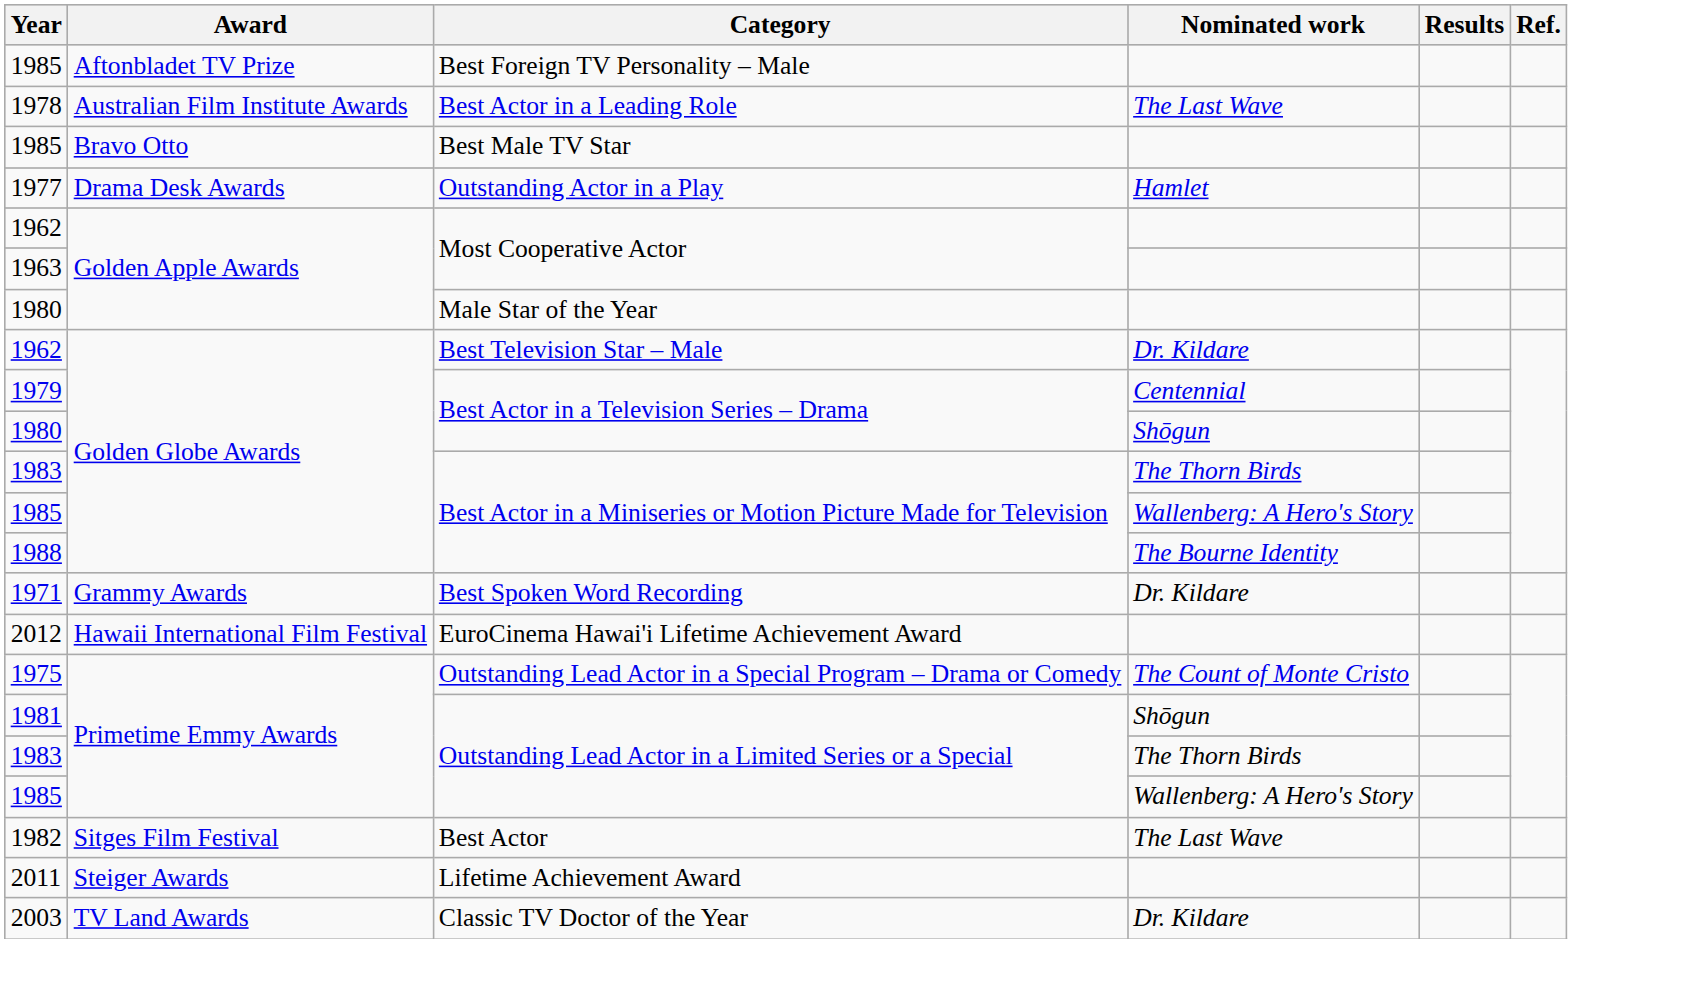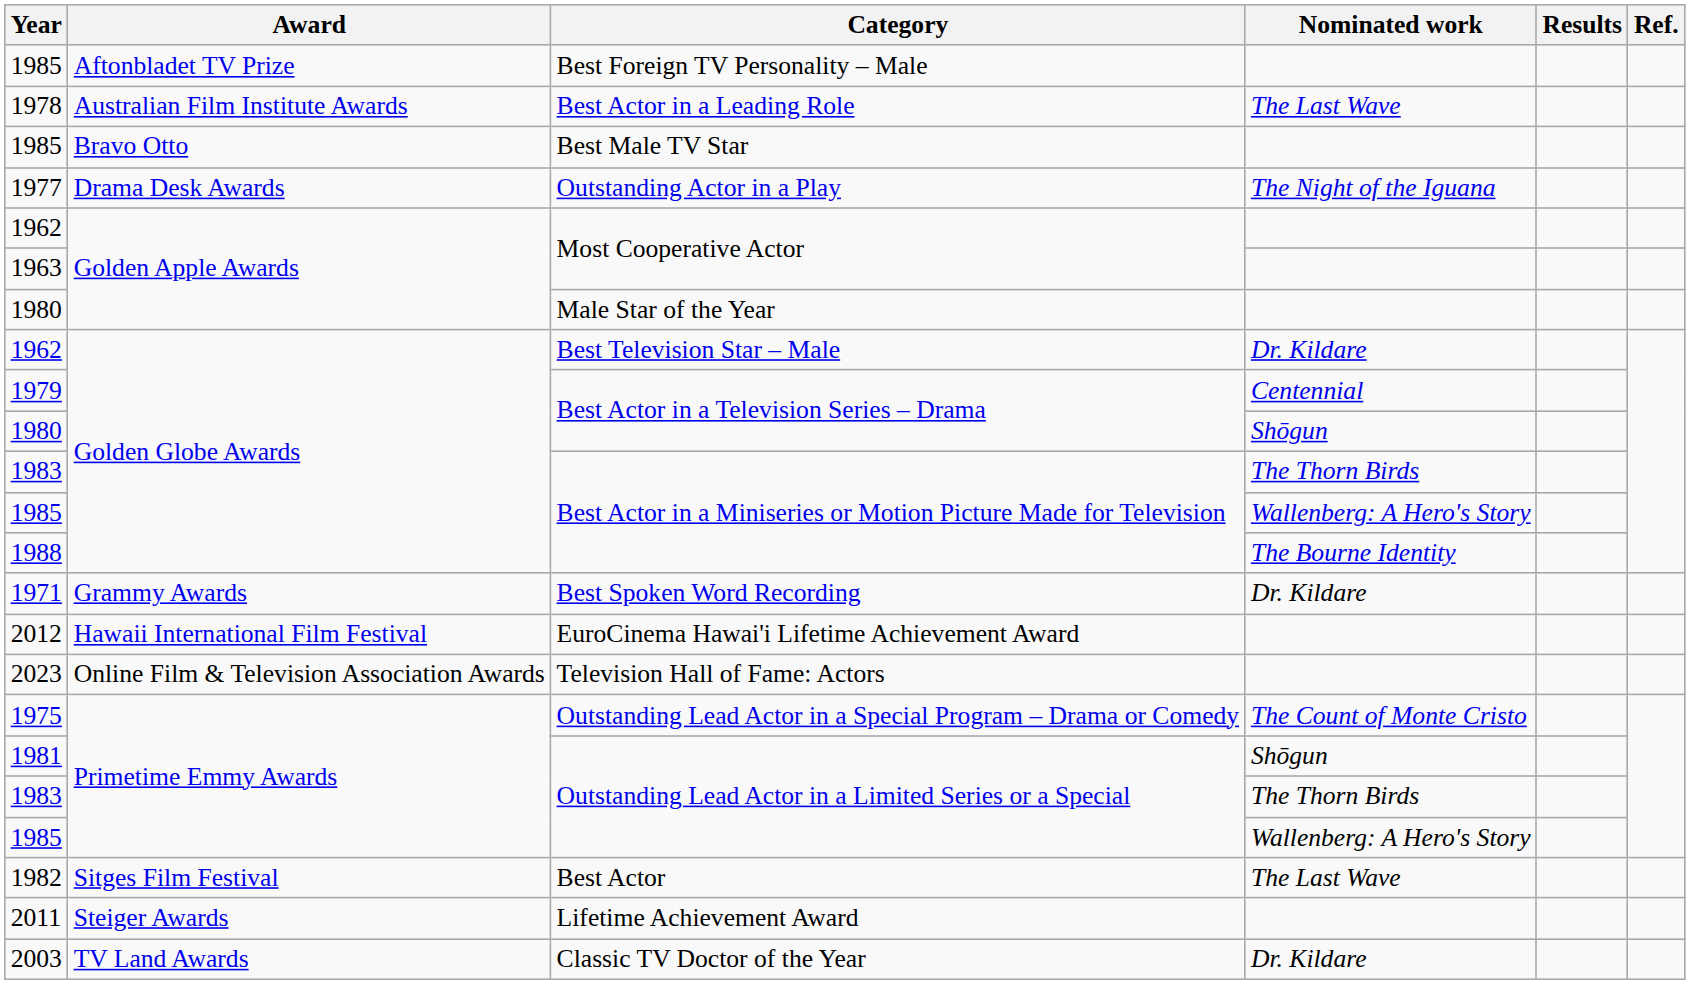(1171, 187) Hamlet -> (1373, 187) The Night of the Iguana
+ row: (36, 674)
